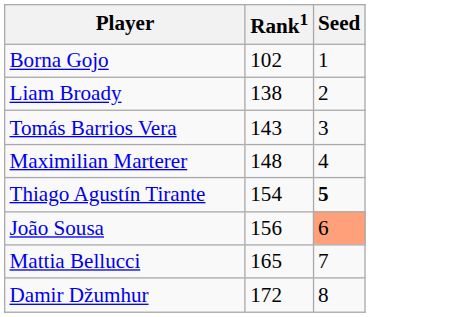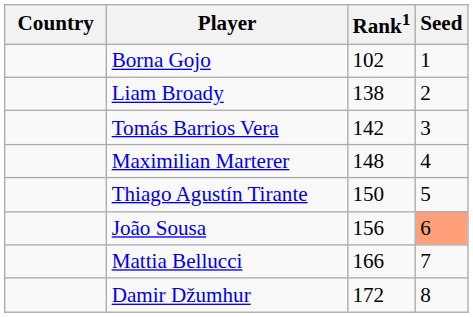+ column: (56, 24)
(266, 127) 143 -> (368, 127) 142
(266, 194) 154 -> (368, 194) 150
(323, 194) bold -> (426, 194) normal
(266, 261) 165 -> (368, 261) 166
